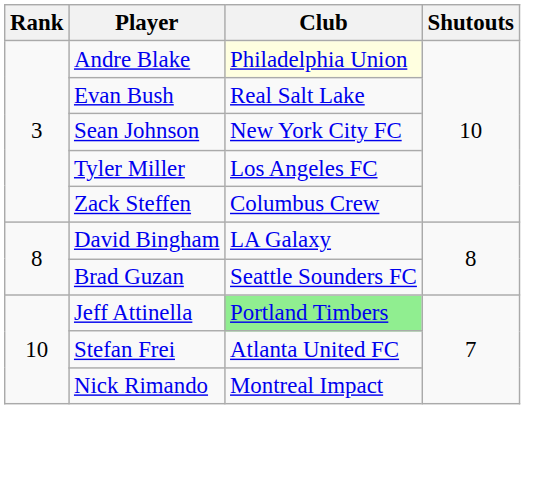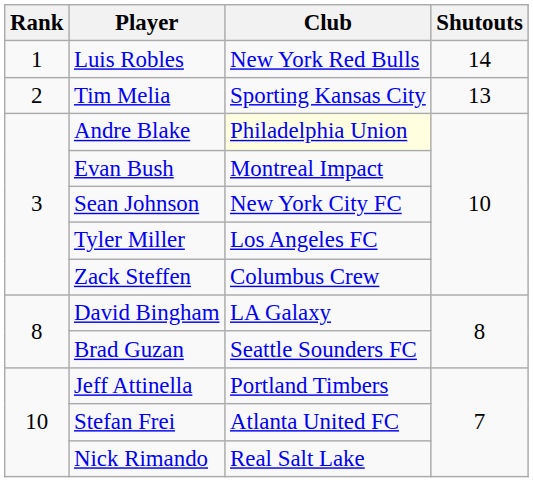+ row: (129, 58)
+ row: (122, 95)
(297, 95) Real Salt Lake -> (307, 167) Montreal Impact
(309, 312) lightgreen background -> (309, 385) no background
(307, 385) Montreal Impact -> (297, 458) Real Salt Lake
